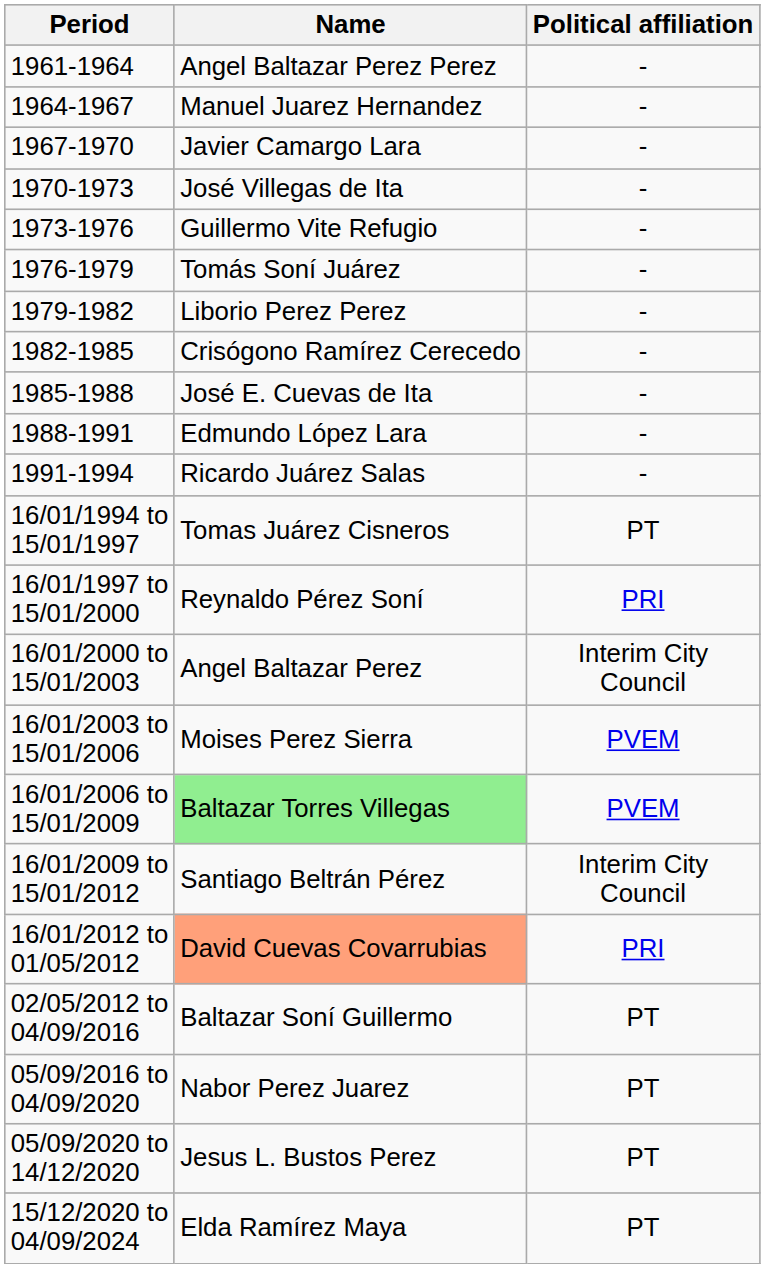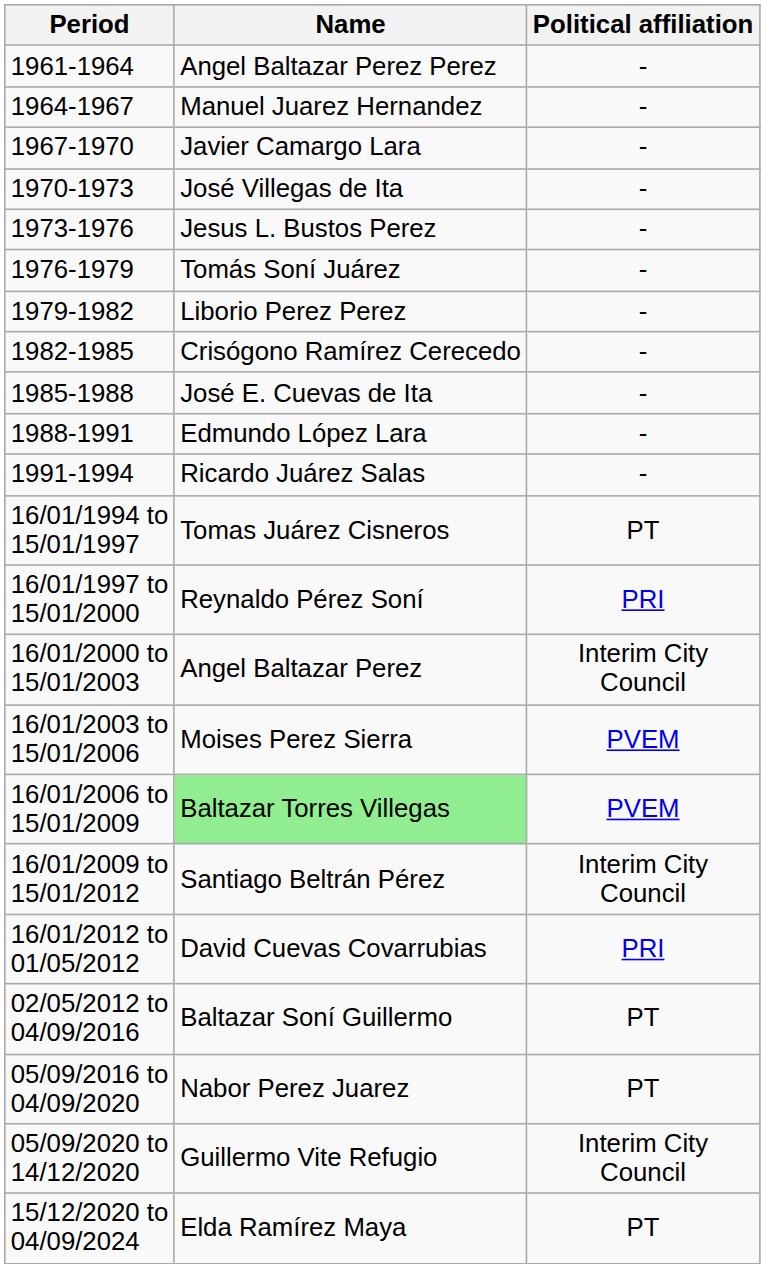(309, 229) Guillermo Vite Refugio -> (308, 229) Jesus L. Bustos Perez
(333, 948) lightsalmon background -> (333, 948) no background
(308, 1158) Jesus L. Bustos Perez -> (309, 1158) Guillermo Vite Refugio
(643, 1158) PT -> (643, 1158) Interim City Council
